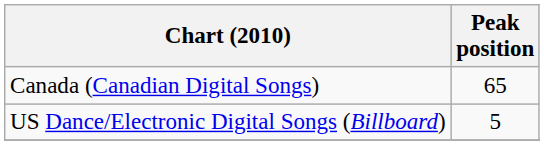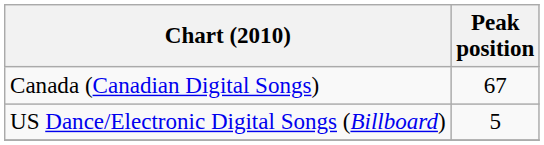(495, 85) 65 -> (495, 85) 67
